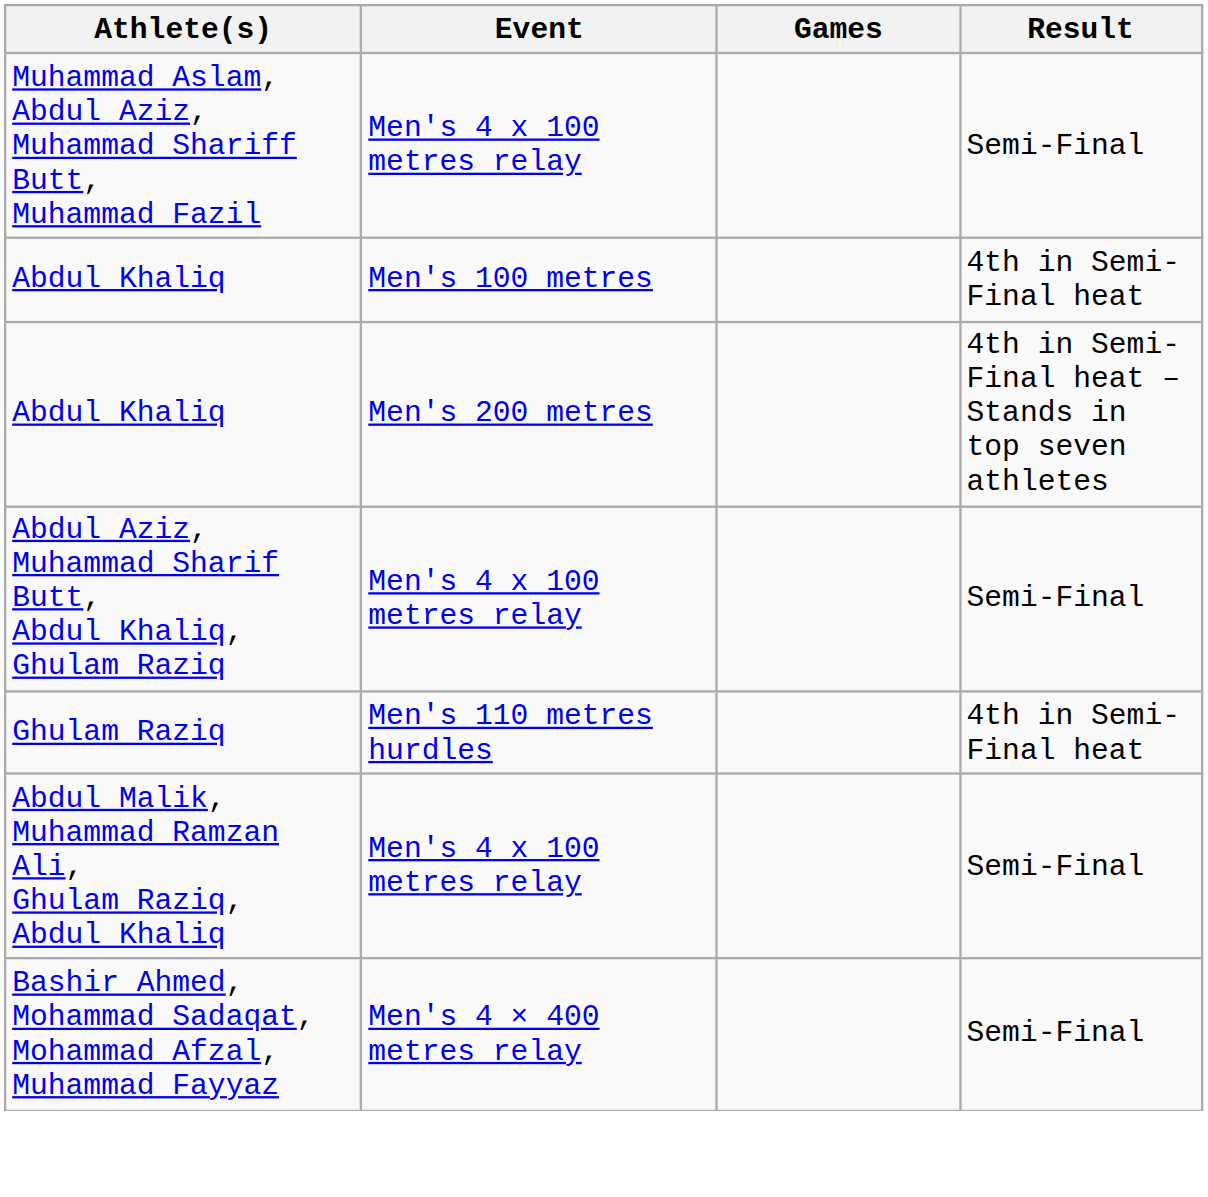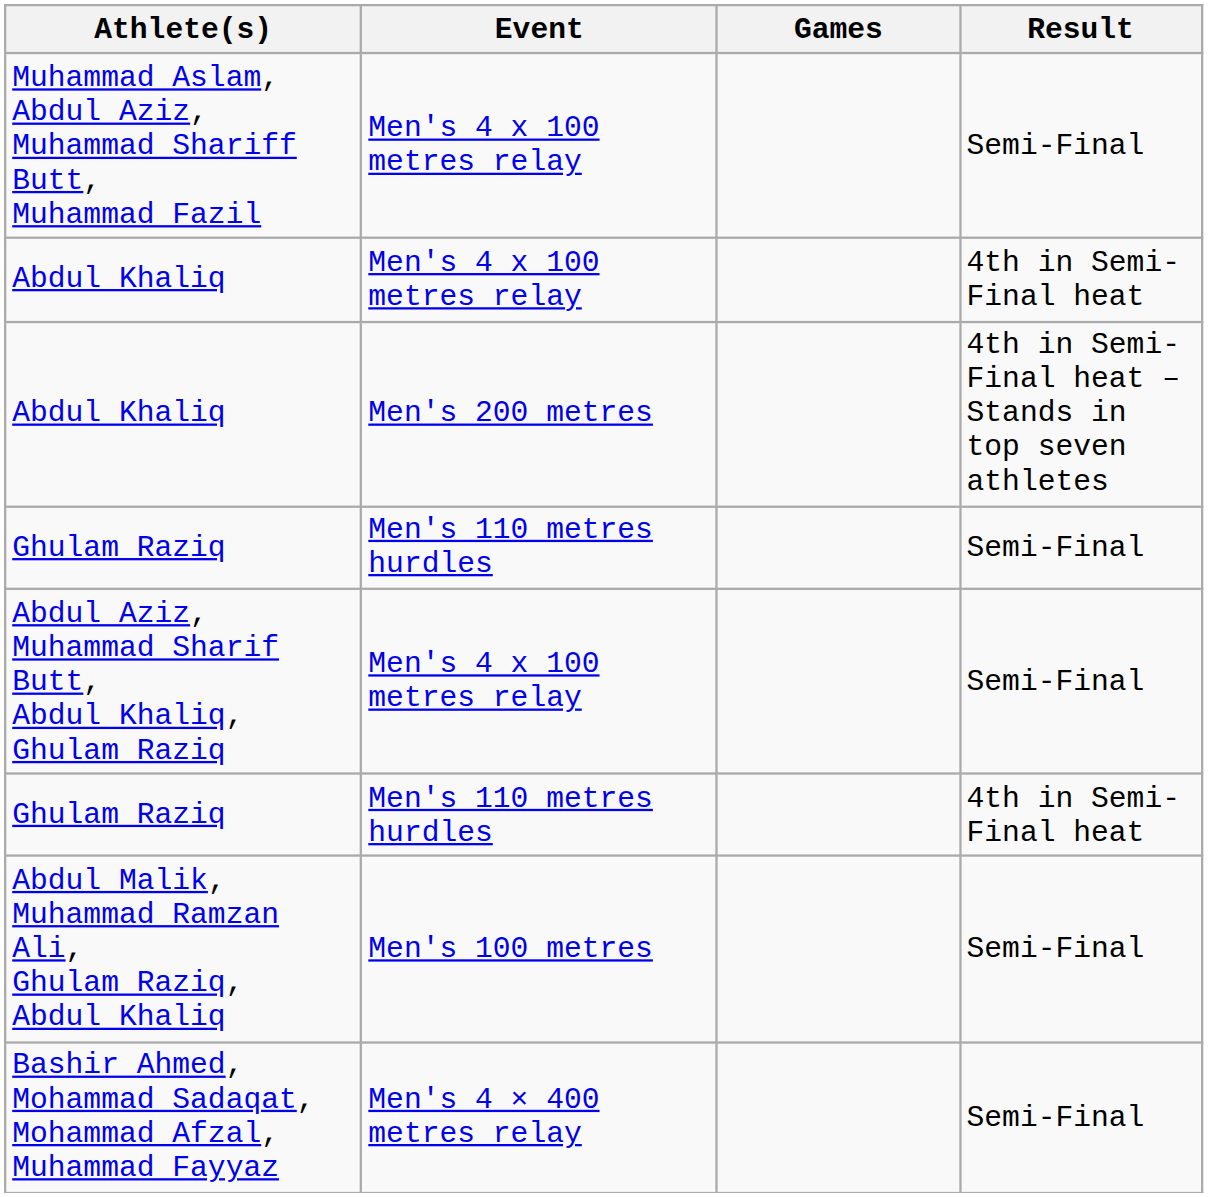(511, 280) Men's 100 metres -> (484, 280) Men's 4 x 100 metres relay
+ row: (119, 547)
(484, 866) Men's 4 x 100 metres relay -> (511, 949) Men's 100 metres
